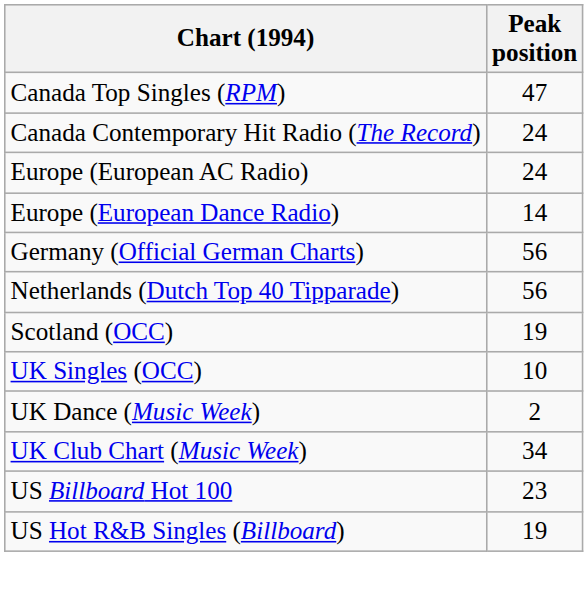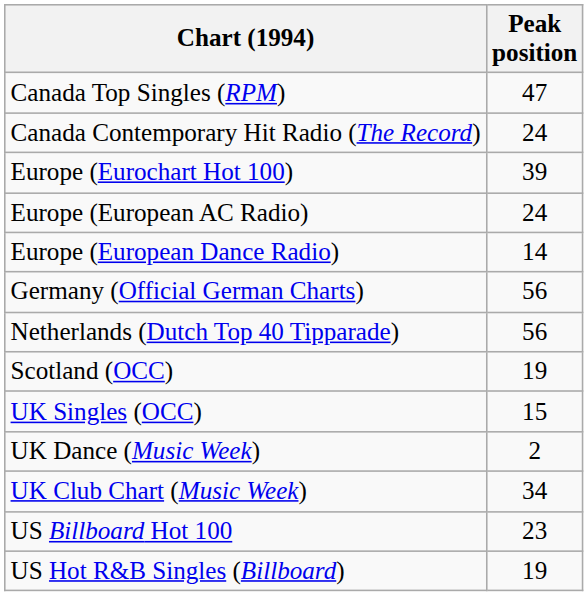+ row: (152, 172)
(535, 371) 10 -> (535, 411) 15
